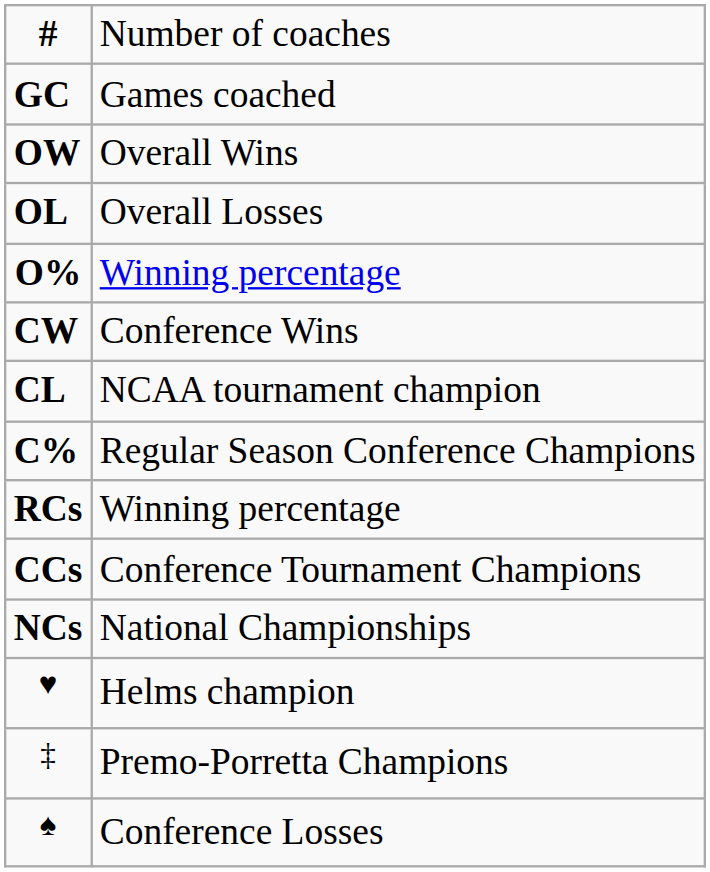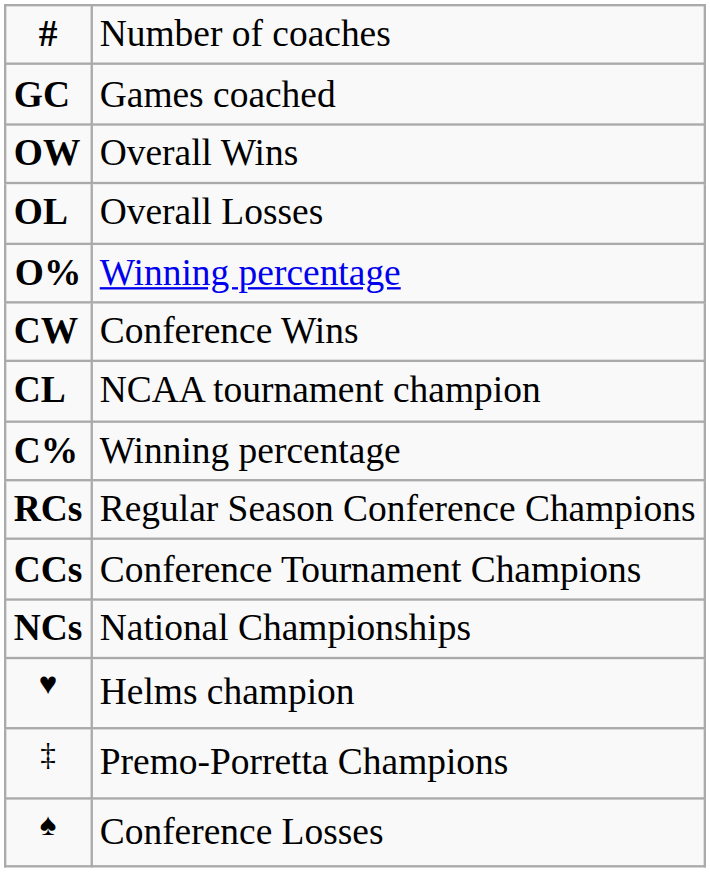(398, 449) Regular Season Conference Champions -> (250, 449) Winning percentage
(250, 509) Winning percentage -> (398, 509) Regular Season Conference Champions
